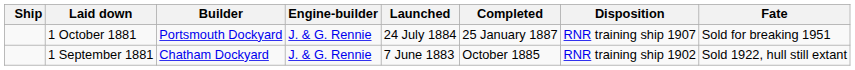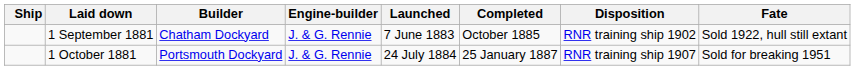rows swapped: (101, 55) <-> (92, 34)
